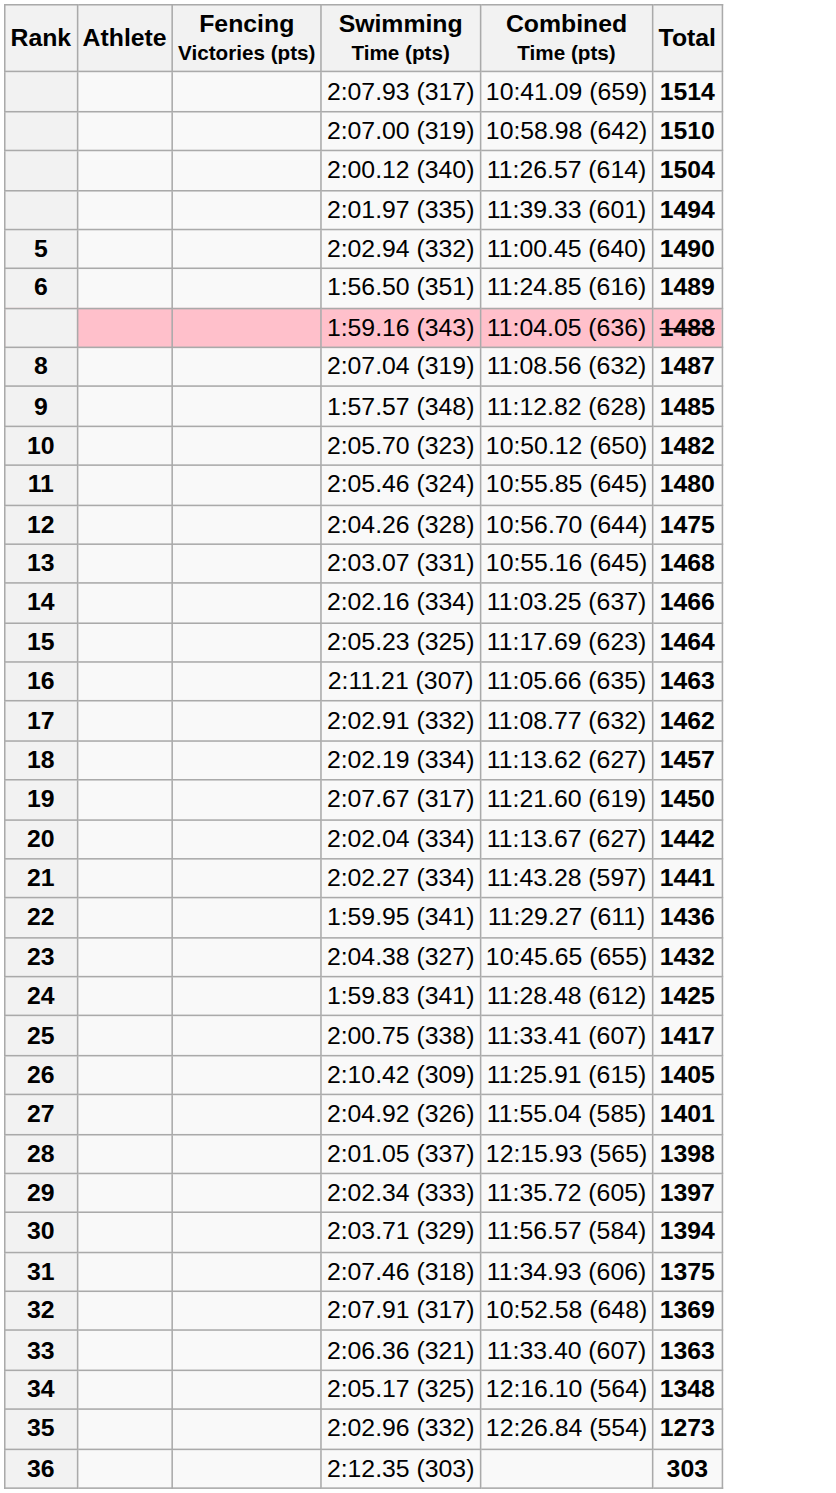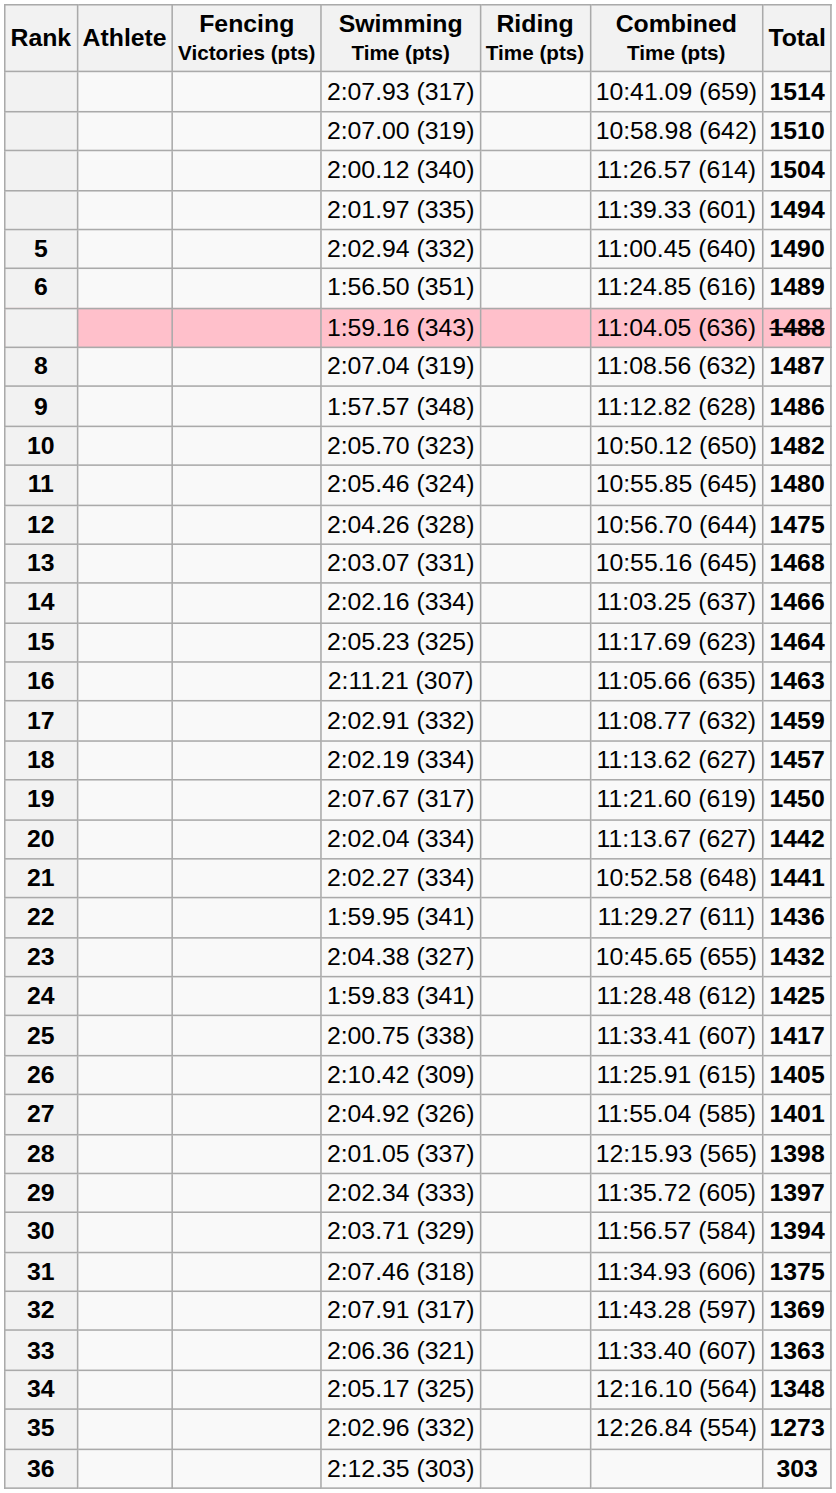+ column: (535, 38)
(687, 406) 1485 -> (797, 406) 1486
(687, 720) 1462 -> (797, 720) 1459
(567, 878) 11:43.28 (597) -> (676, 878) 10:52.58 (648)
(567, 1310) 10:52.58 (648) -> (676, 1310) 11:43.28 (597)
